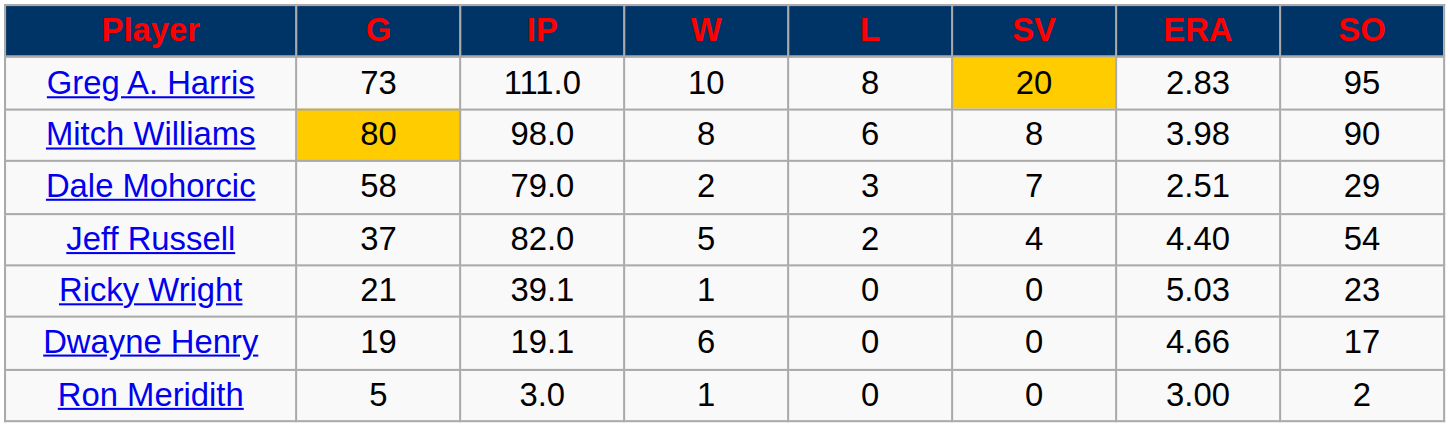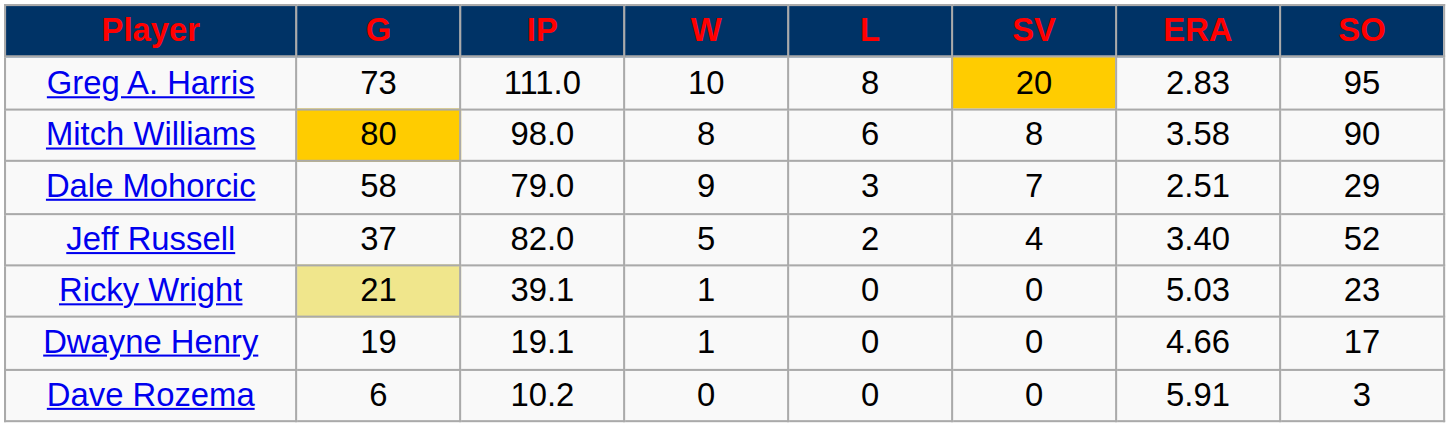(1198, 134) 3.98 -> (1198, 134) 3.58
(706, 186) 2 -> (706, 186) 9
(1198, 238) 4.40 -> (1198, 238) 3.40
(1362, 238) 54 -> (1362, 238) 52
(378, 290) no background -> (378, 290) khaki background
(706, 342) 6 -> (706, 342) 1
+ row: (151, 394)
- row: (151, 394)
